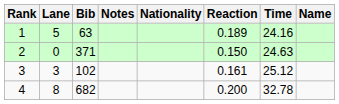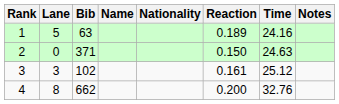columns swapped: (315, 14) <-> (118, 14)
(86, 90) 682 -> (86, 90) 662
(278, 90) 32.78 -> (277, 90) 32.76
